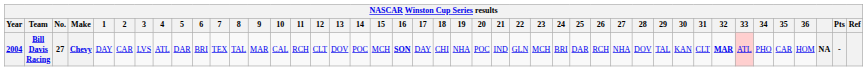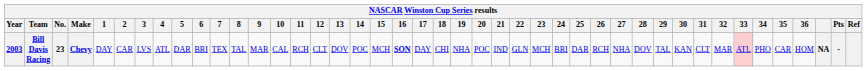(14, 49) 2004 -> (14, 49) 2003
(60, 49) 27 -> (60, 49) 23
(723, 49) bold -> (723, 49) normal
